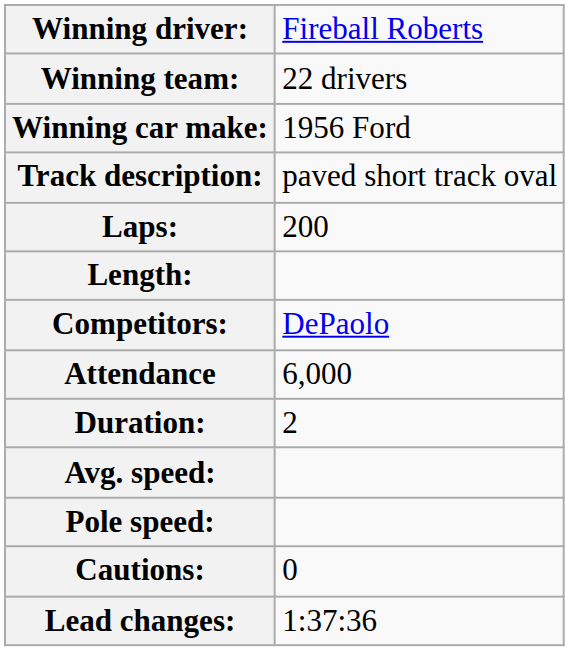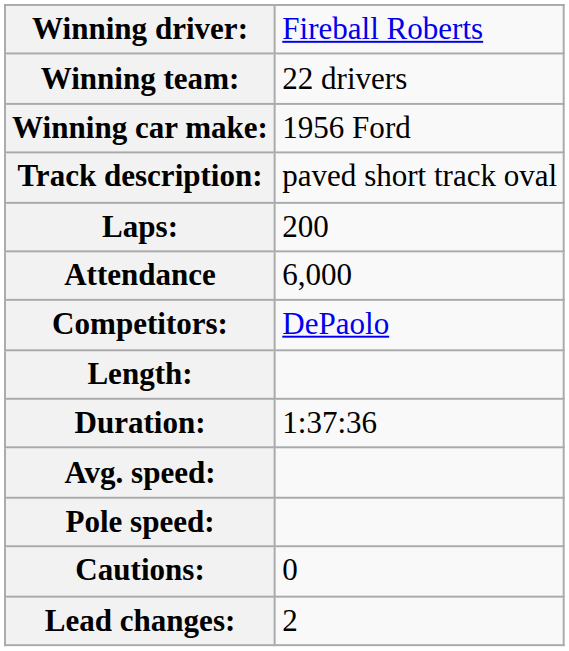rows swapped: (140, 275) <-> (140, 373)
(290, 422) 2 -> (330, 422) 1:37:36
(330, 619) 1:37:36 -> (290, 619) 2
